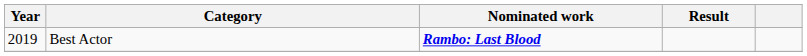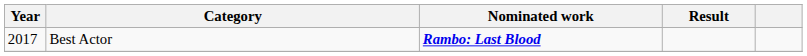(23, 39) 2019 -> (23, 39) 2017
